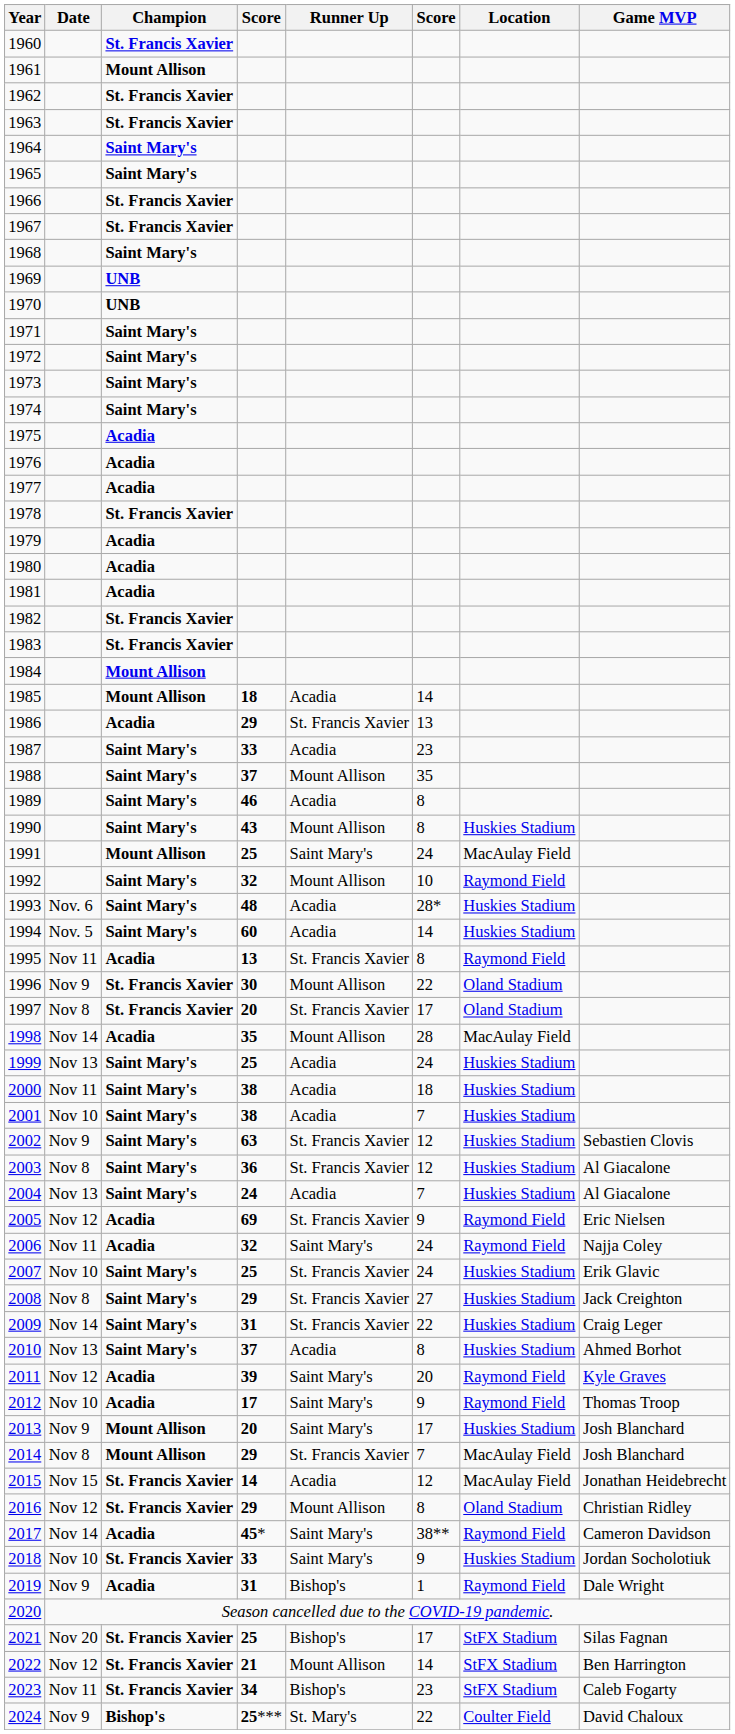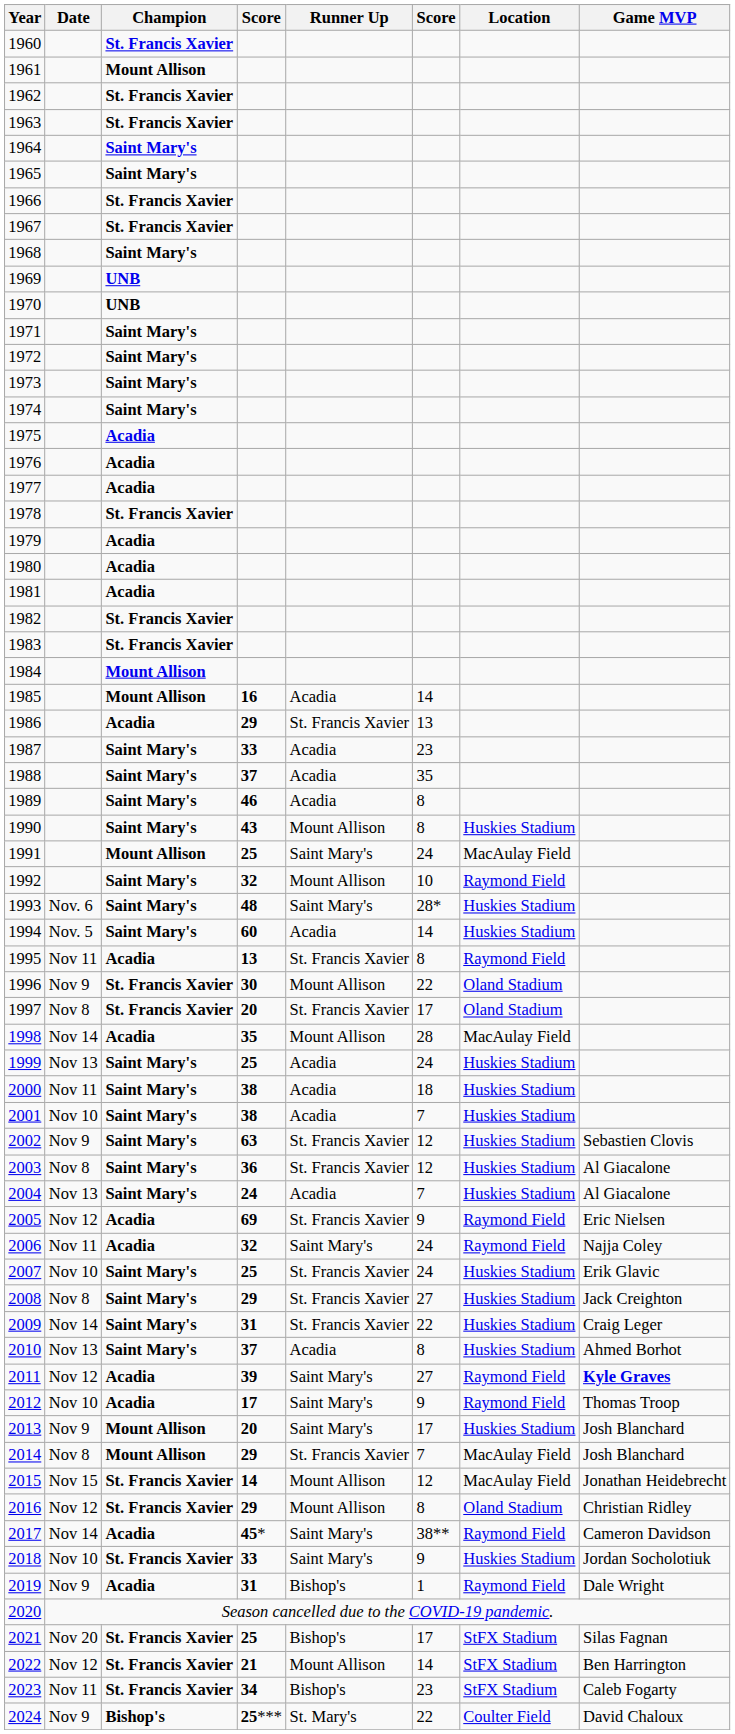(249, 697) 18 -> (249, 697) 16
(337, 775) Mount Allison -> (313, 775) Acadia
(313, 906) Acadia -> (331, 906) Saint Mary's
(425, 1376) 20 -> (425, 1376) 27
(624, 1376) normal -> (627, 1376) bold
(313, 1481) Acadia -> (337, 1481) Mount Allison
